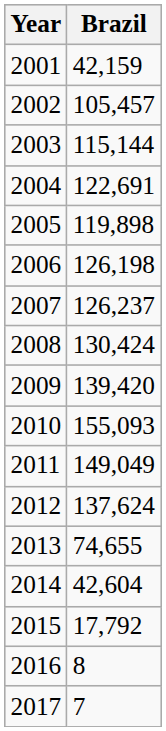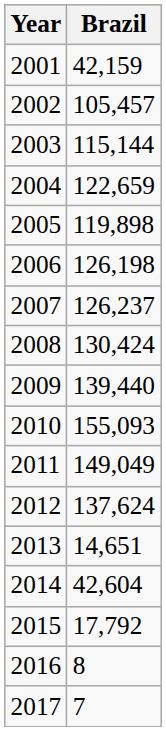(114, 184) 122,691 -> (114, 184) 122,659
(114, 385) 139,420 -> (114, 385) 139,440
(108, 545) 74,655 -> (108, 545) 14,651
